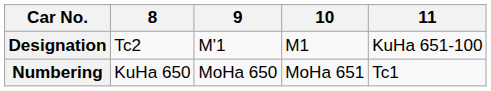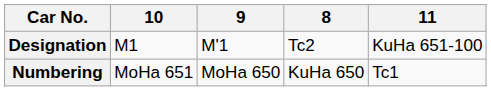columns swapped: (152, 18) <-> (325, 18)
